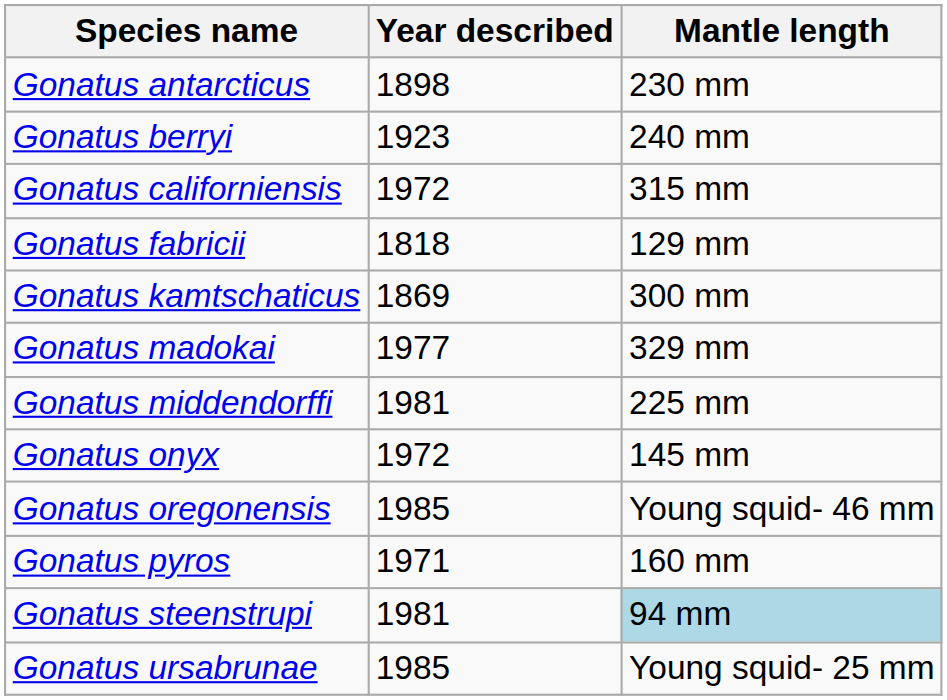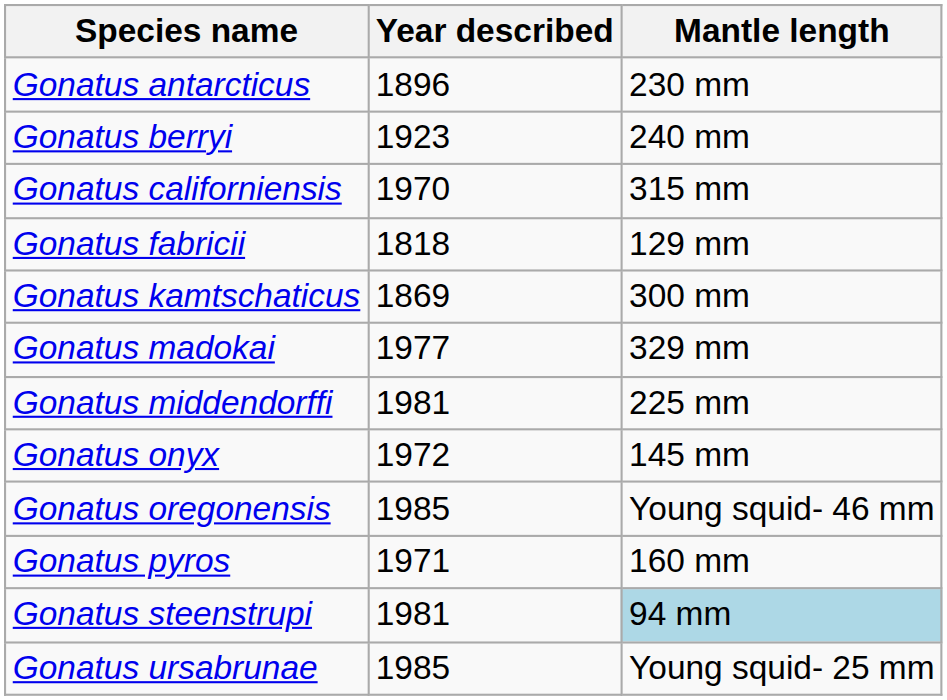(413, 84) 1898 -> (413, 84) 1896
(413, 190) 1972 -> (413, 190) 1970
